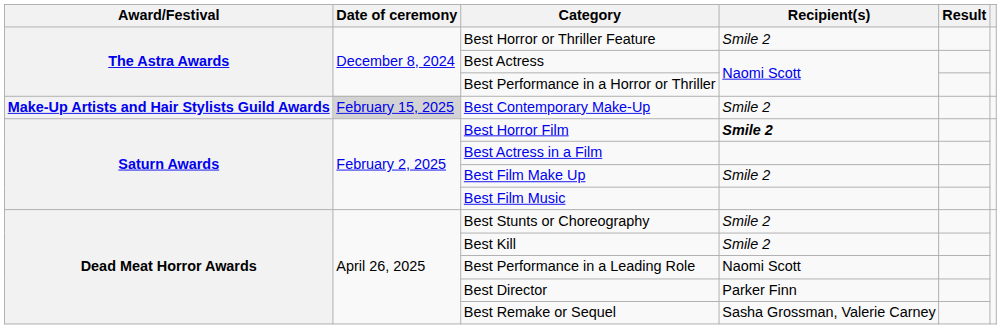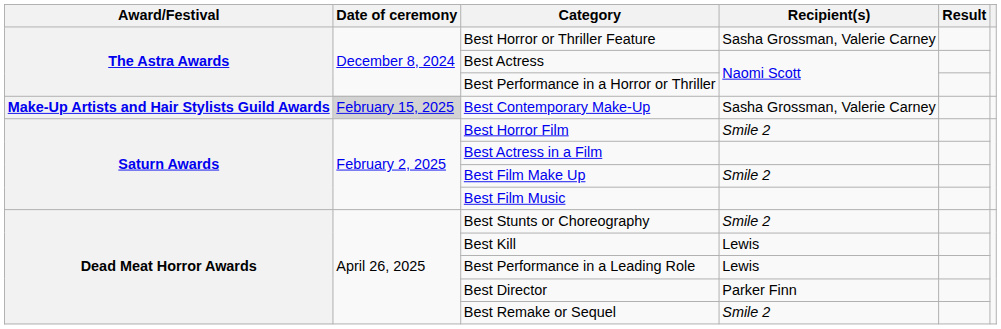(746, 38) Smile 2 -> (829, 38) Sasha Grossman, Valerie Carney
(746, 107) Smile 2 -> (829, 107) Sasha Grossman, Valerie Carney
(747, 130) bold -> (746, 130) normal
(746, 244) Smile 2 -> (741, 244) Lewis
(761, 267) Naomi Scott -> (741, 267) Lewis
(829, 312) Sasha Grossman, Valerie Carney -> (746, 312) Smile 2
